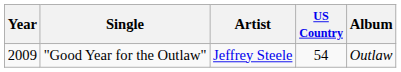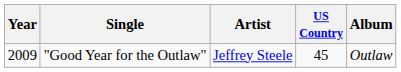(321, 55) 54 -> (321, 55) 45
